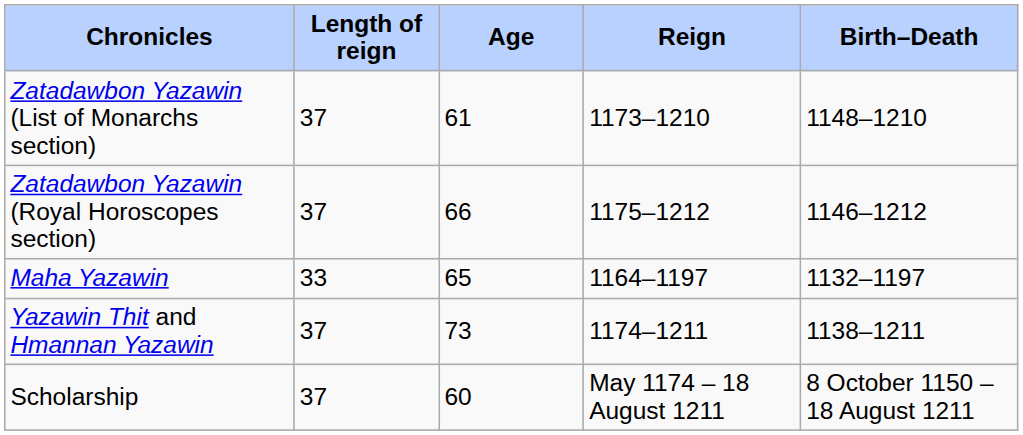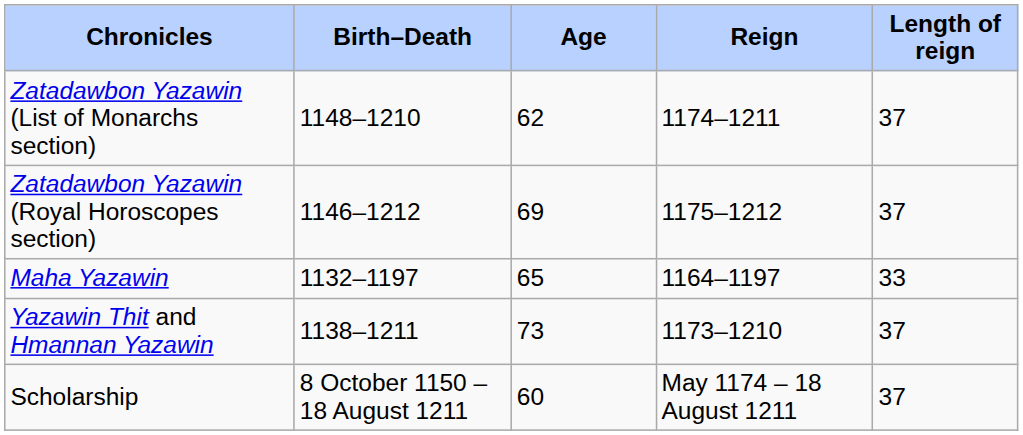columns swapped: (909, 37) <-> (366, 37)
(458, 117) 61 -> (530, 117) 62
(650, 117) 1173–1210 -> (721, 117) 1174–1211
(458, 211) 66 -> (530, 211) 69
(649, 330) 1174–1211 -> (722, 330) 1173–1210
